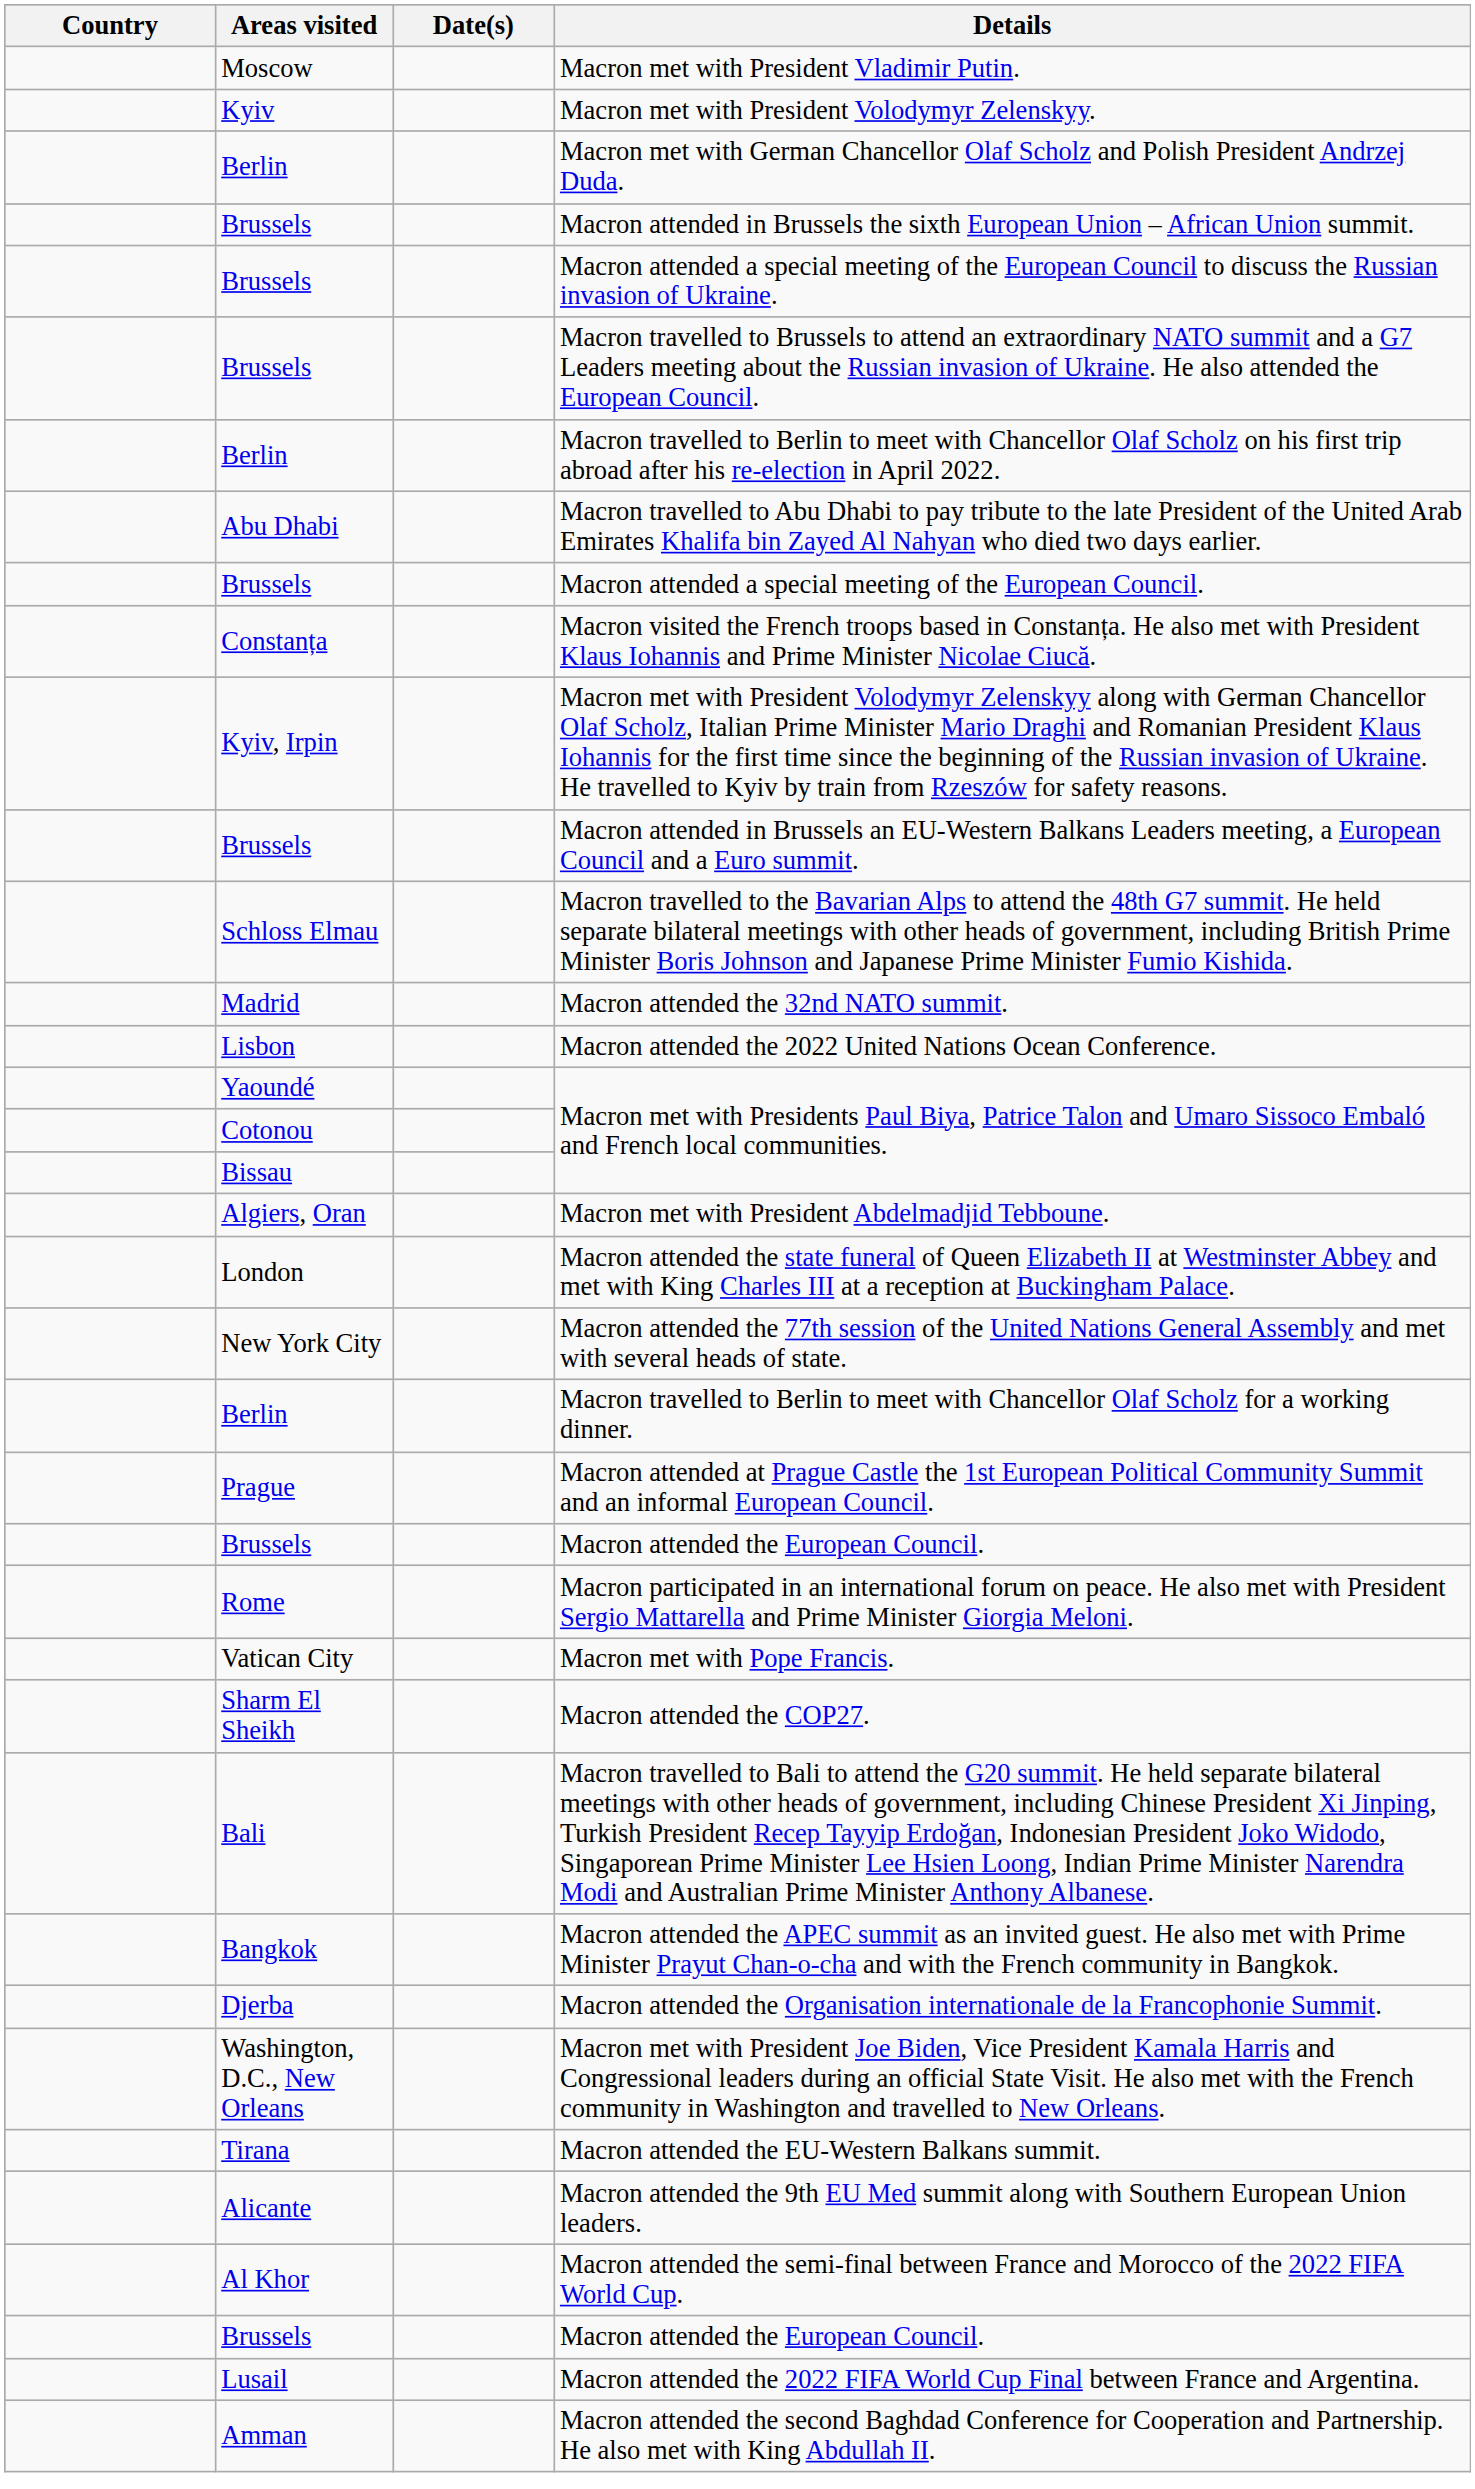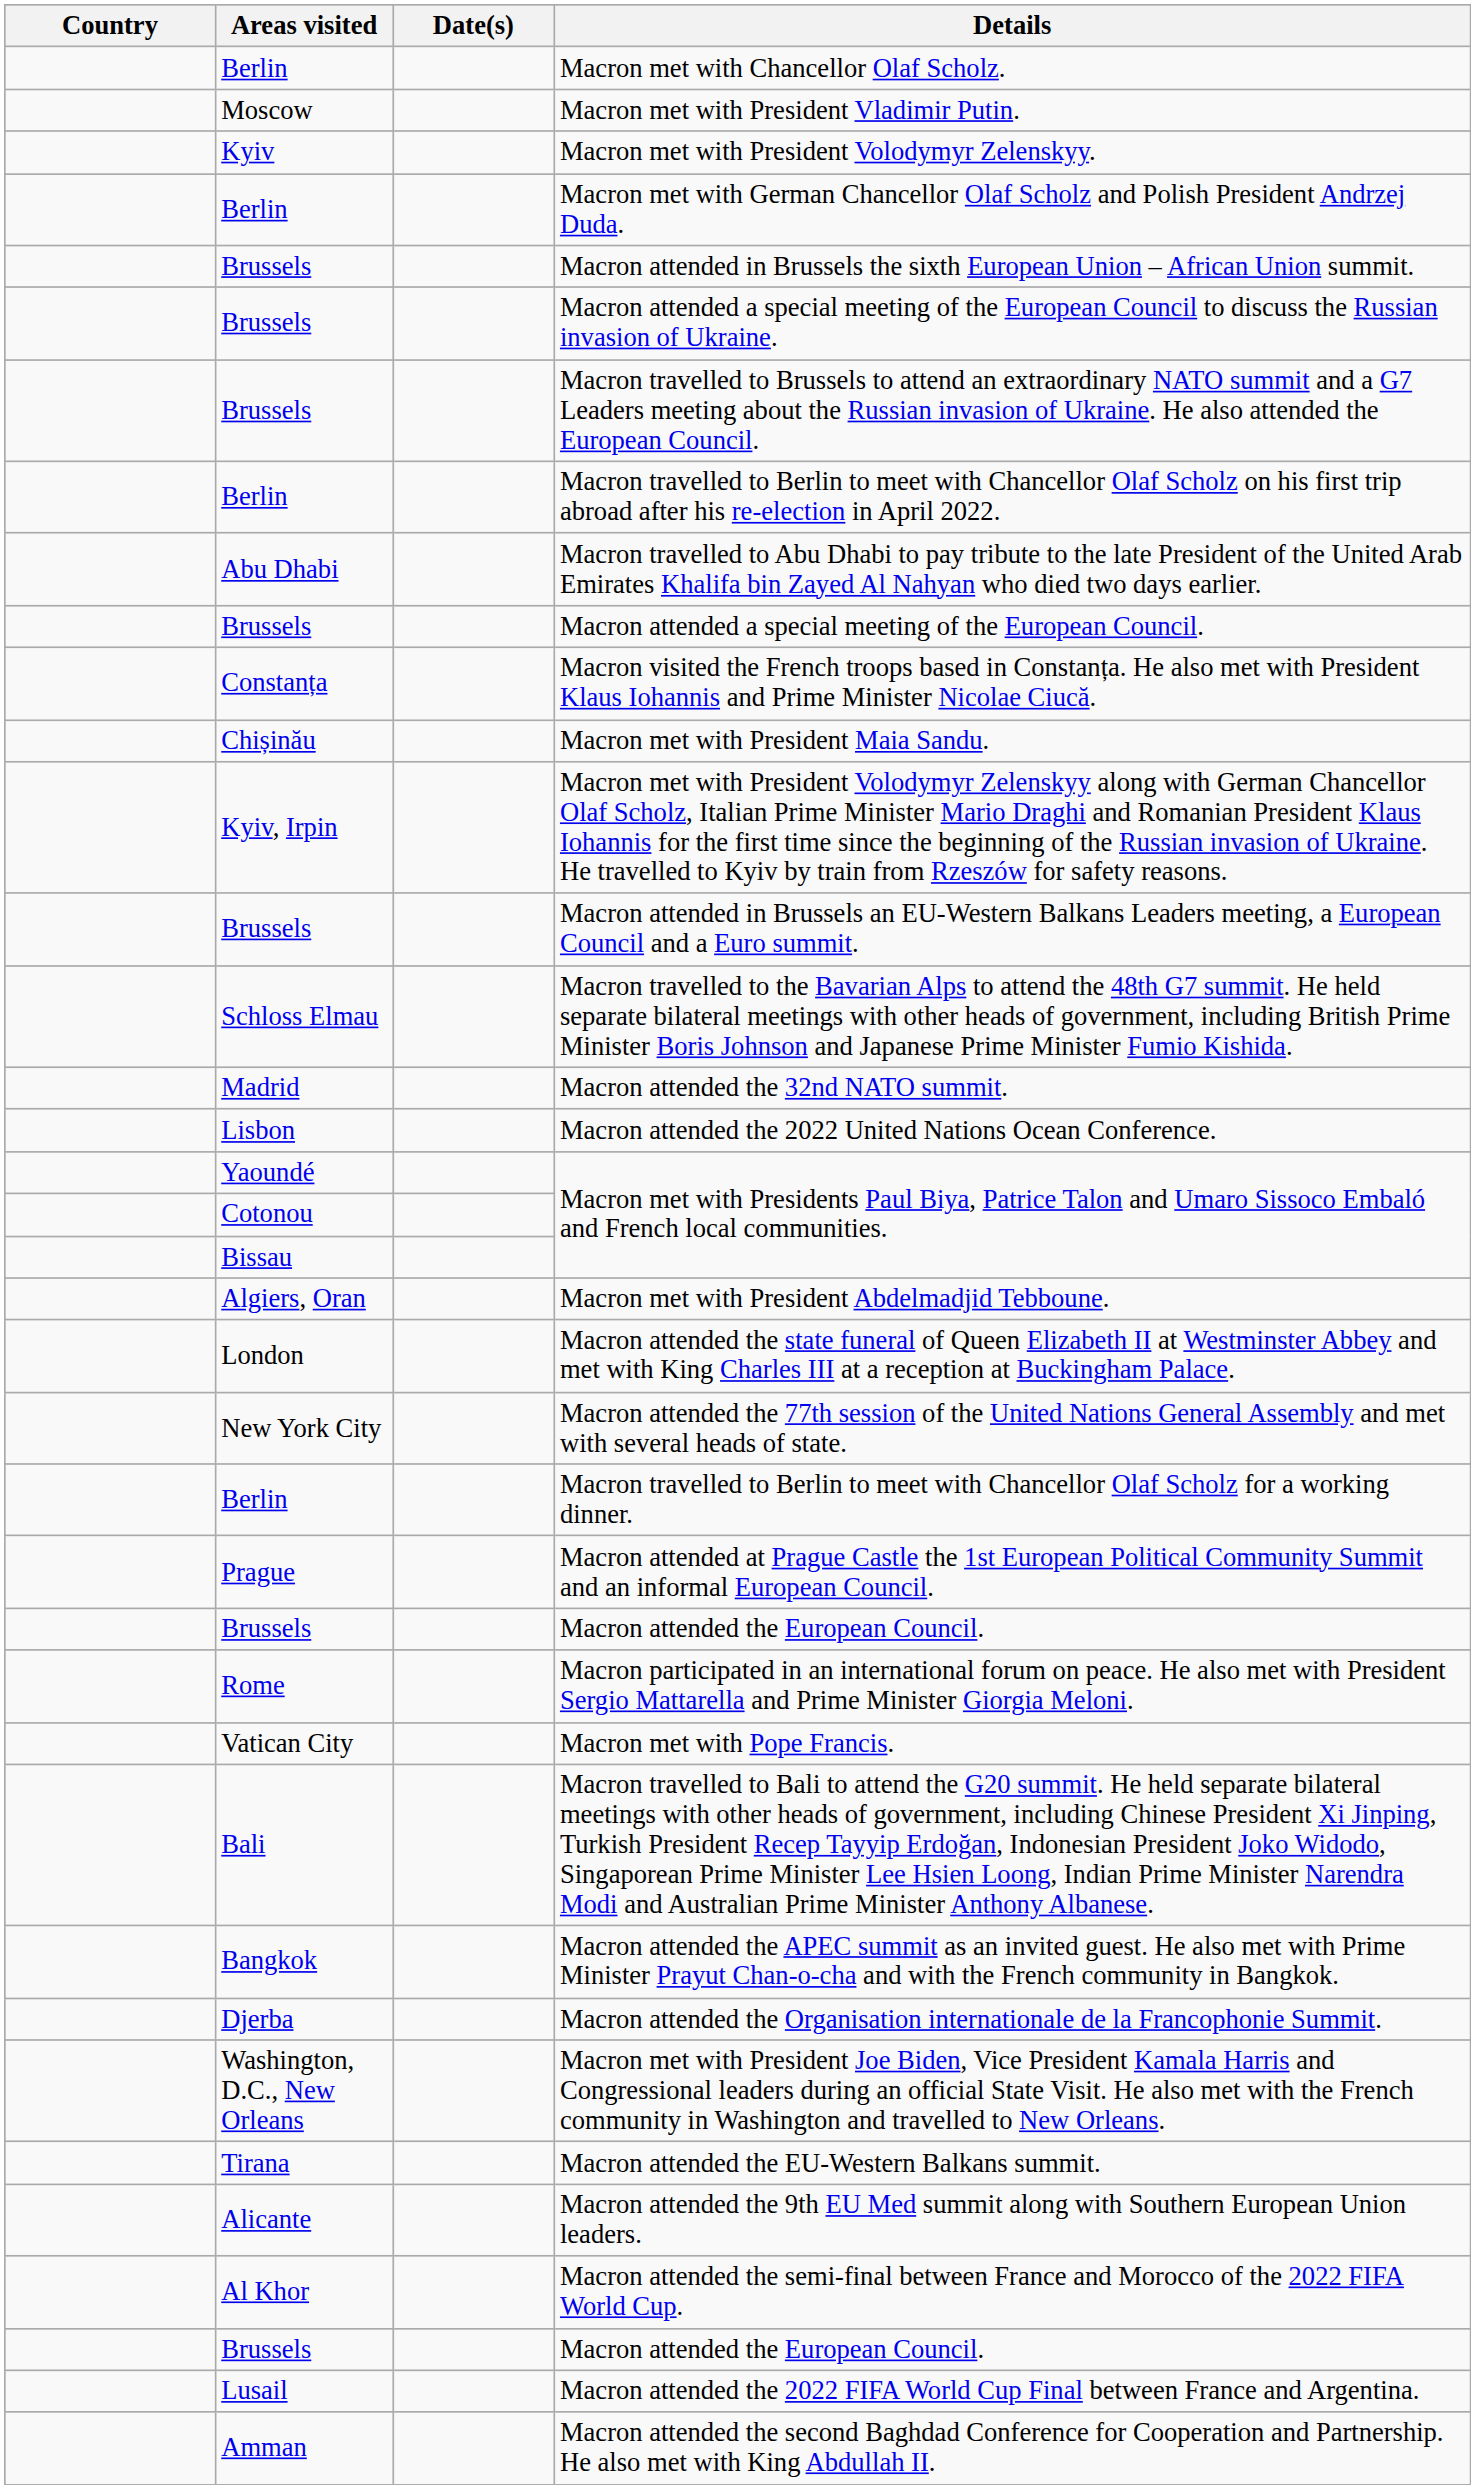+ row: (254, 67)
+ row: (268, 740)
- row: (271, 1715)
